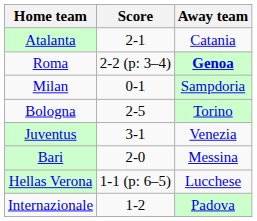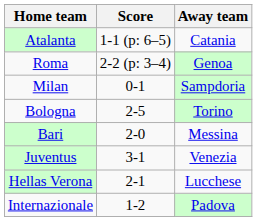(135, 39) 2-1 -> (135, 39) 1-1 (p: 6–5)
(213, 63) bold -> (213, 63) normal
rows swapped: (50, 134) <-> (50, 157)
(135, 181) 1-1 (p: 6–5) -> (135, 181) 2-1
